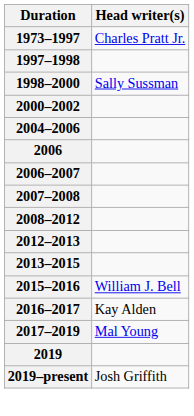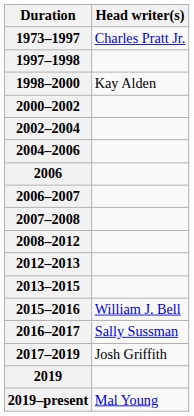(136, 83) Sally Sussman -> (125, 83) Kay Alden
+ row: (48, 128)
(125, 309) Kay Alden -> (136, 331) Sally Sussman
(126, 331) Mal Young -> (131, 354) Josh Griffith
(131, 377) Josh Griffith -> (126, 399) Mal Young
